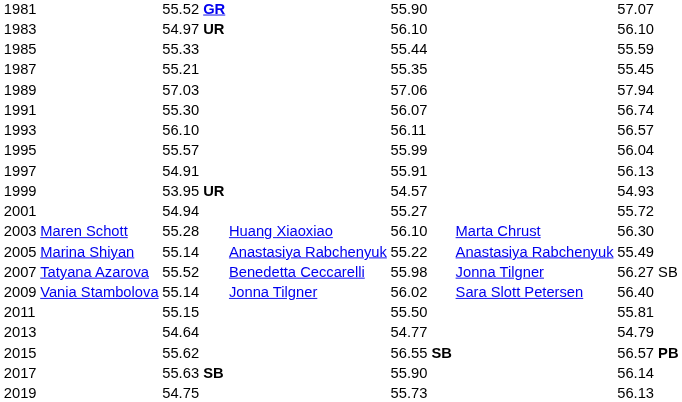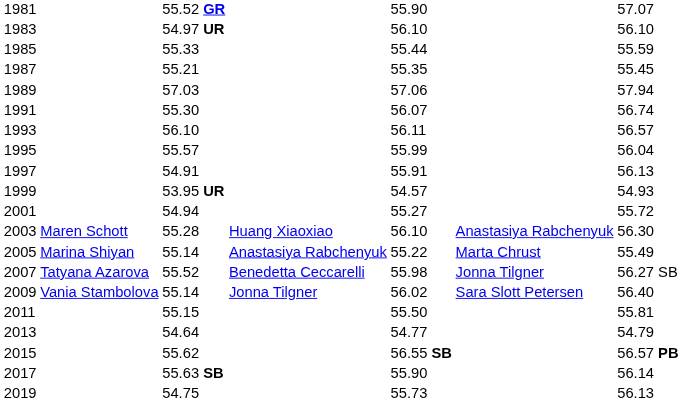(498, 231) Marta Chrust -> (535, 231) Anastasiya Rabchenyuk
(535, 251) Anastasiya Rabchenyuk -> (498, 251) Marta Chrust
